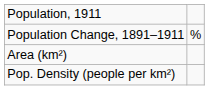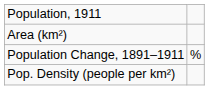rows swapped: (96, 34) <-> (37, 54)
